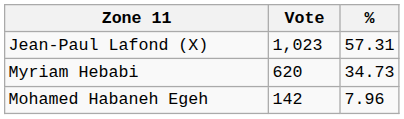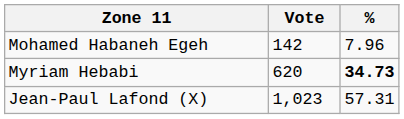rows swapped: (108, 45) <-> (108, 100)
(369, 72) normal -> (369, 72) bold
